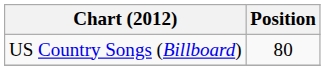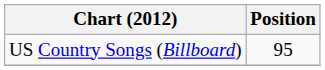(283, 49) 80 -> (283, 49) 95
